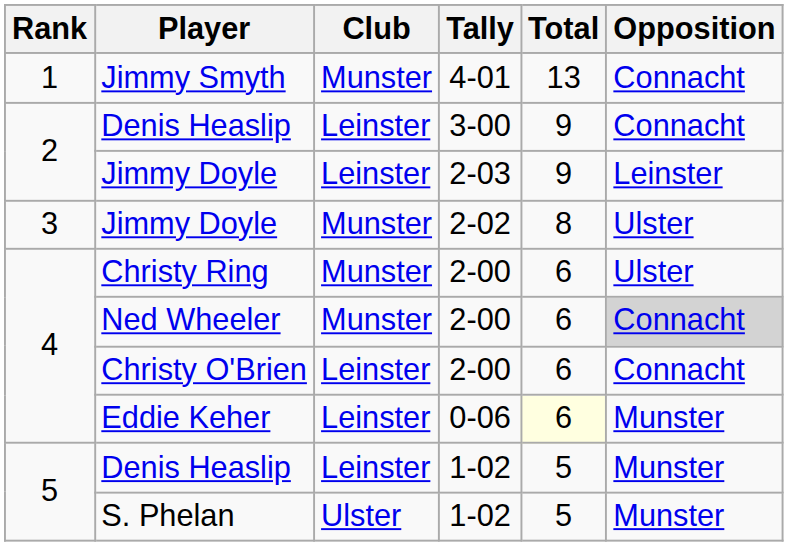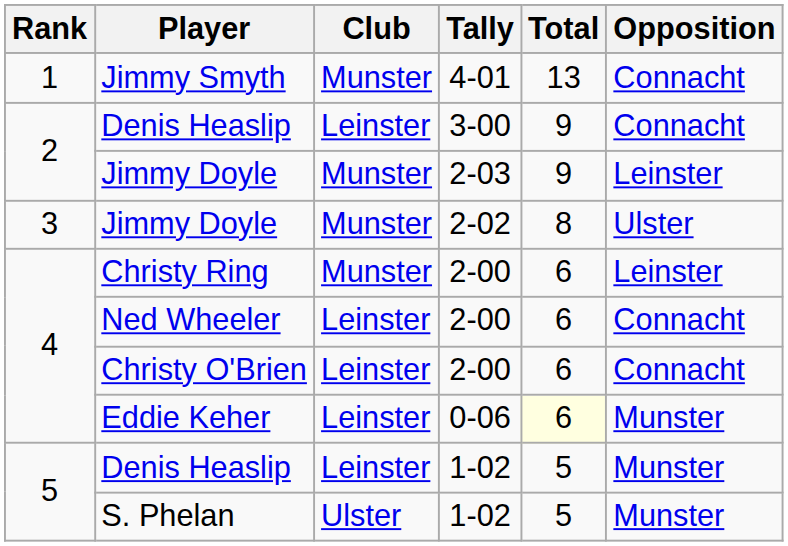(376, 175) Leinster -> (377, 175) Munster
(653, 272) Ulster -> (668, 272) Leinster
(377, 321) Munster -> (376, 321) Leinster
(679, 321) lightgrey background -> (679, 321) no background
